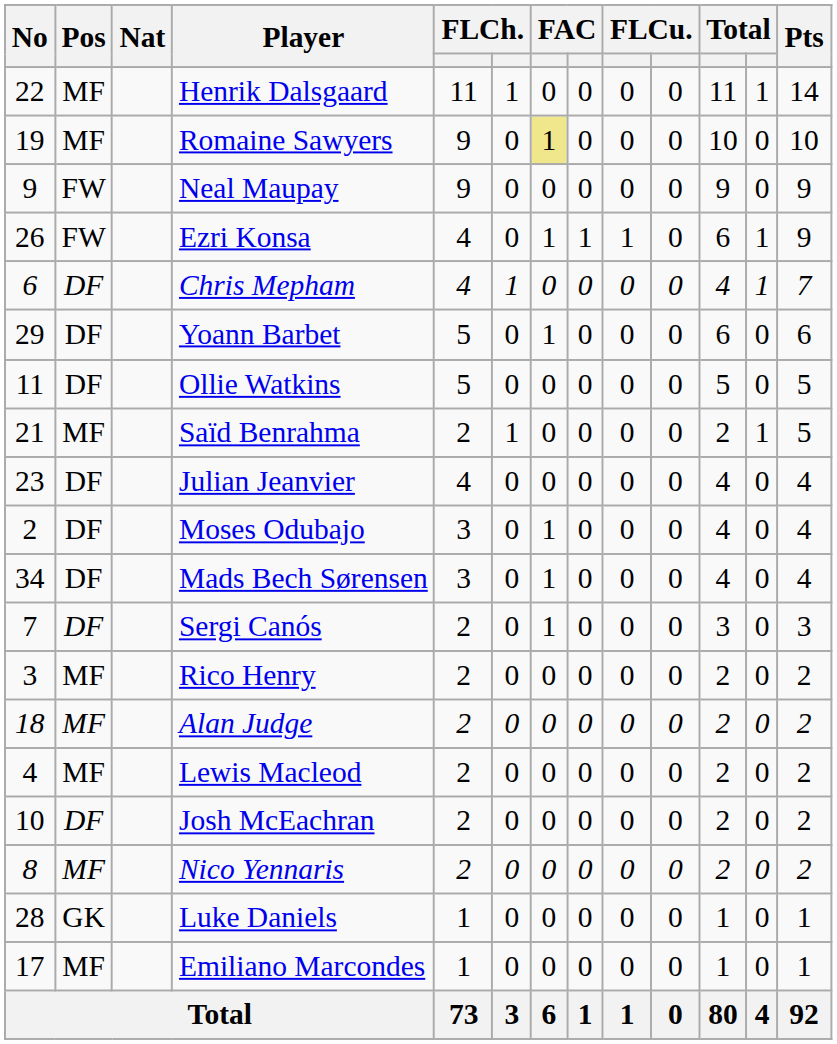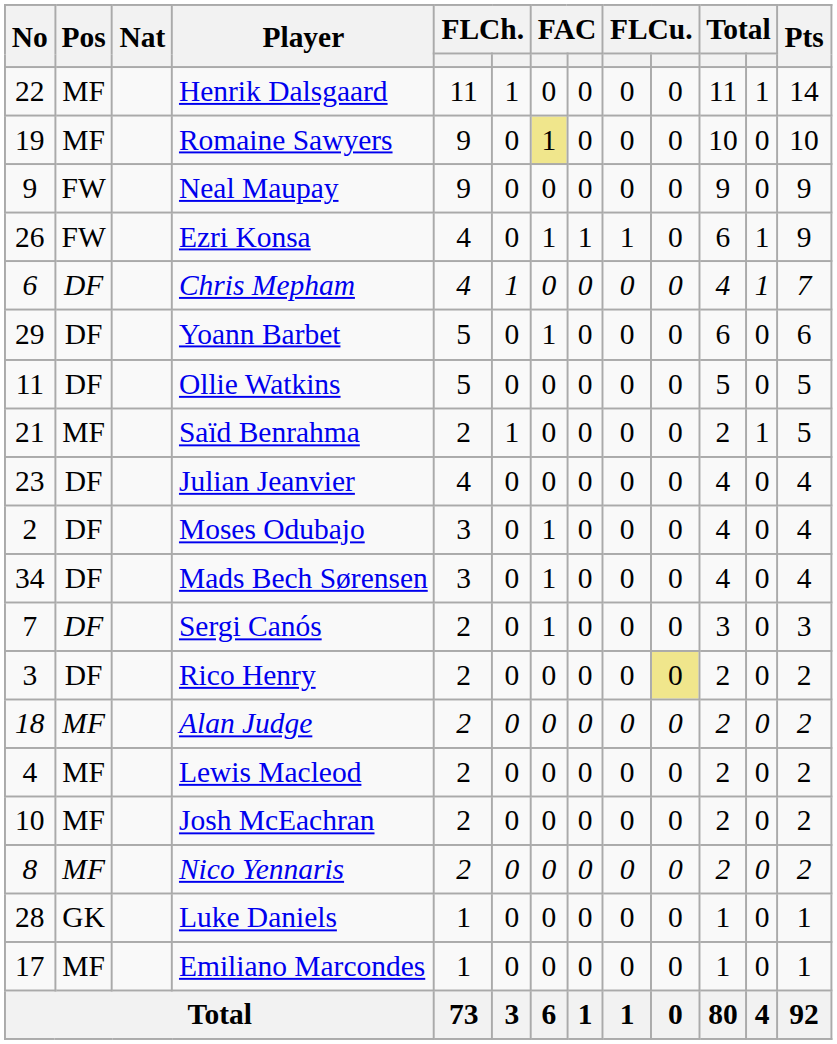(84, 674) MF -> (84, 674) DF
(675, 674) no background -> (675, 674) khaki background
(84, 820) DF -> (84, 820) MF
